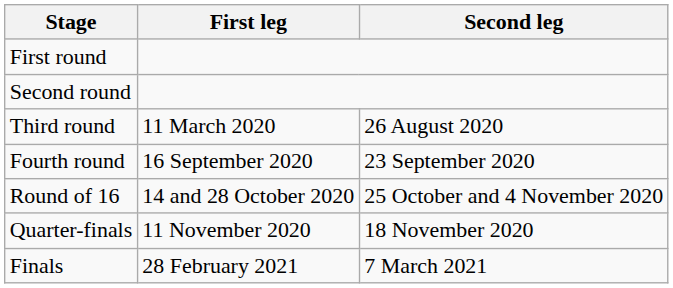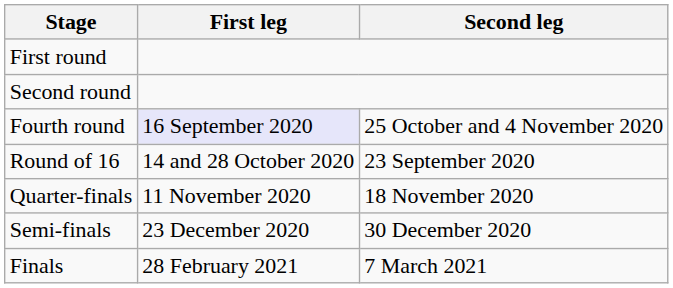- row: (62, 126)
(228, 160) no background -> (228, 126) lavender background
(450, 160) 23 September 2020 -> (514, 126) 25 October and 4 November 2020
(514, 195) 25 October and 4 November 2020 -> (450, 160) 23 September 2020
+ row: (60, 230)
